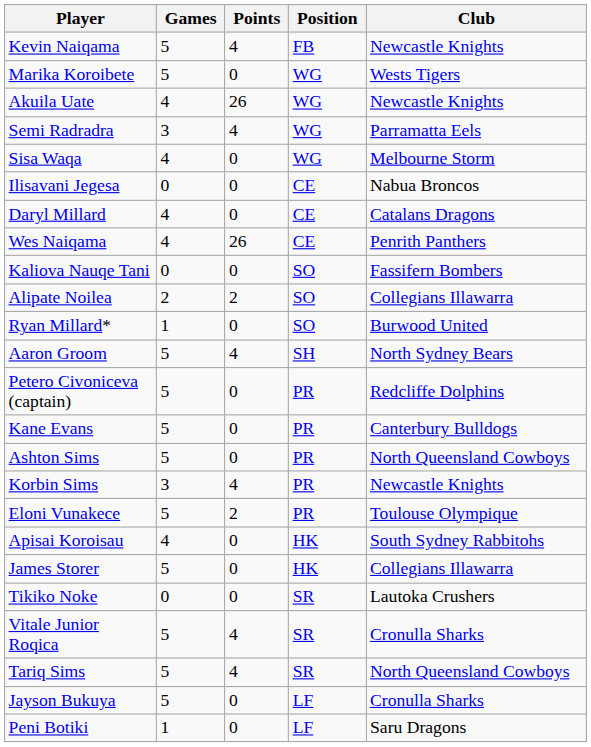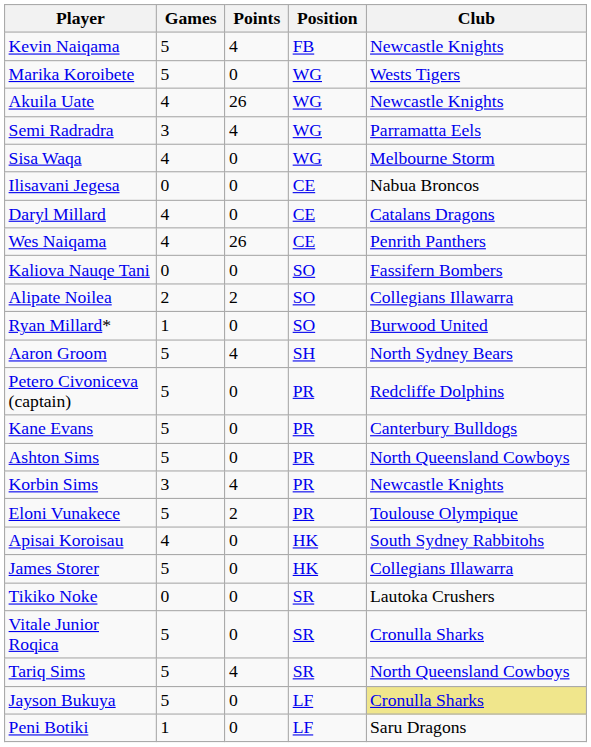(233, 634) 4 -> (233, 634) 0
(427, 700) no background -> (427, 700) khaki background
